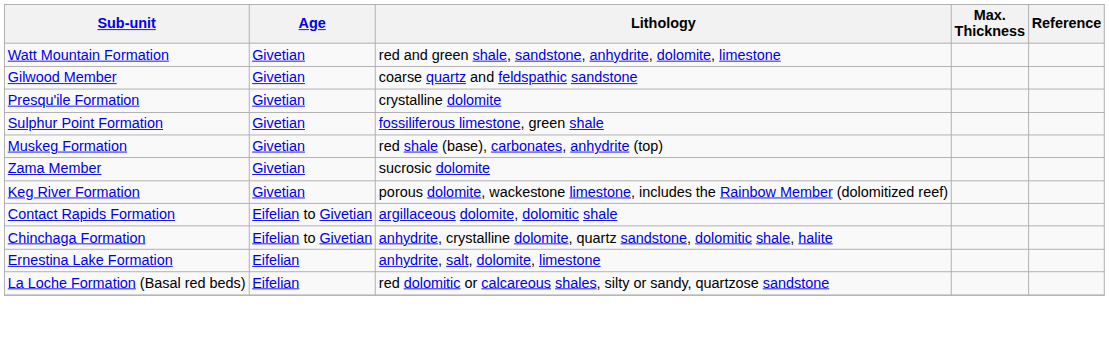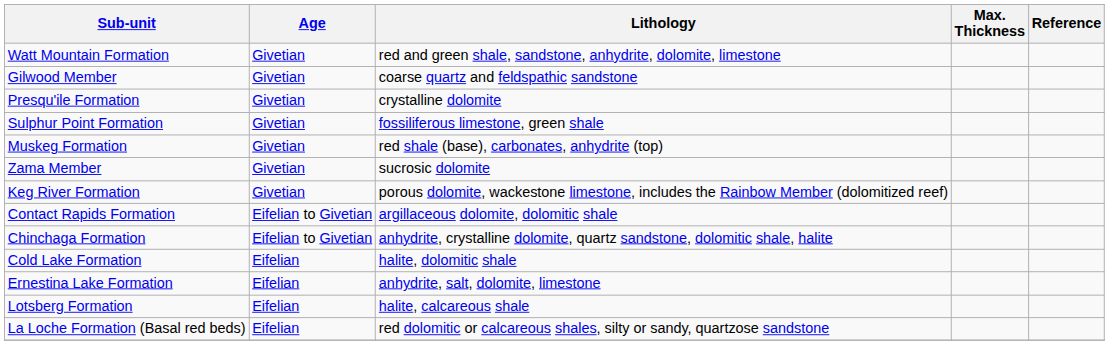+ row: (75, 260)
+ row: (70, 306)
